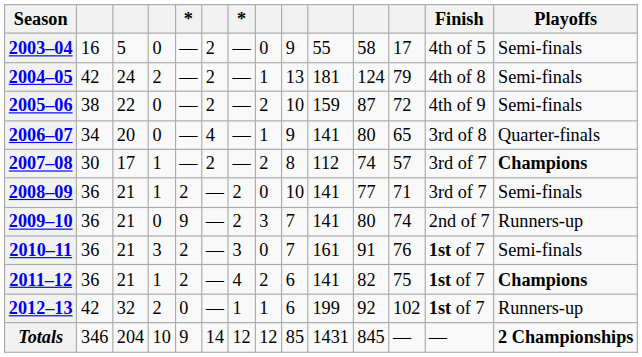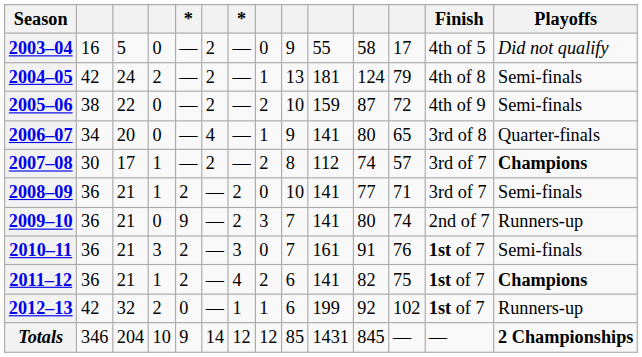(540, 47) Semi-finals -> (553, 47) Did not qualify
